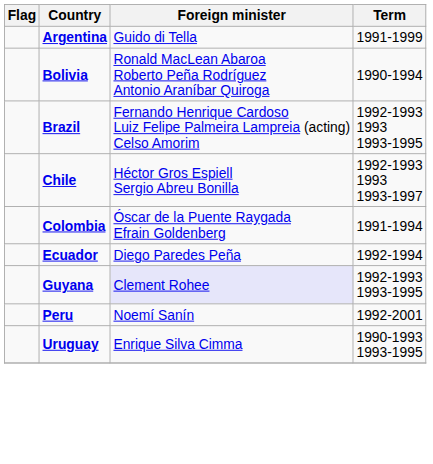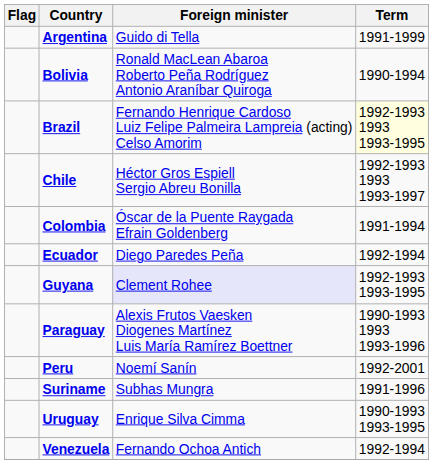(390, 128) no background -> (392, 128) lightyellow background
+ row: (74, 330)
+ row: (74, 389)
+ row: (76, 449)
